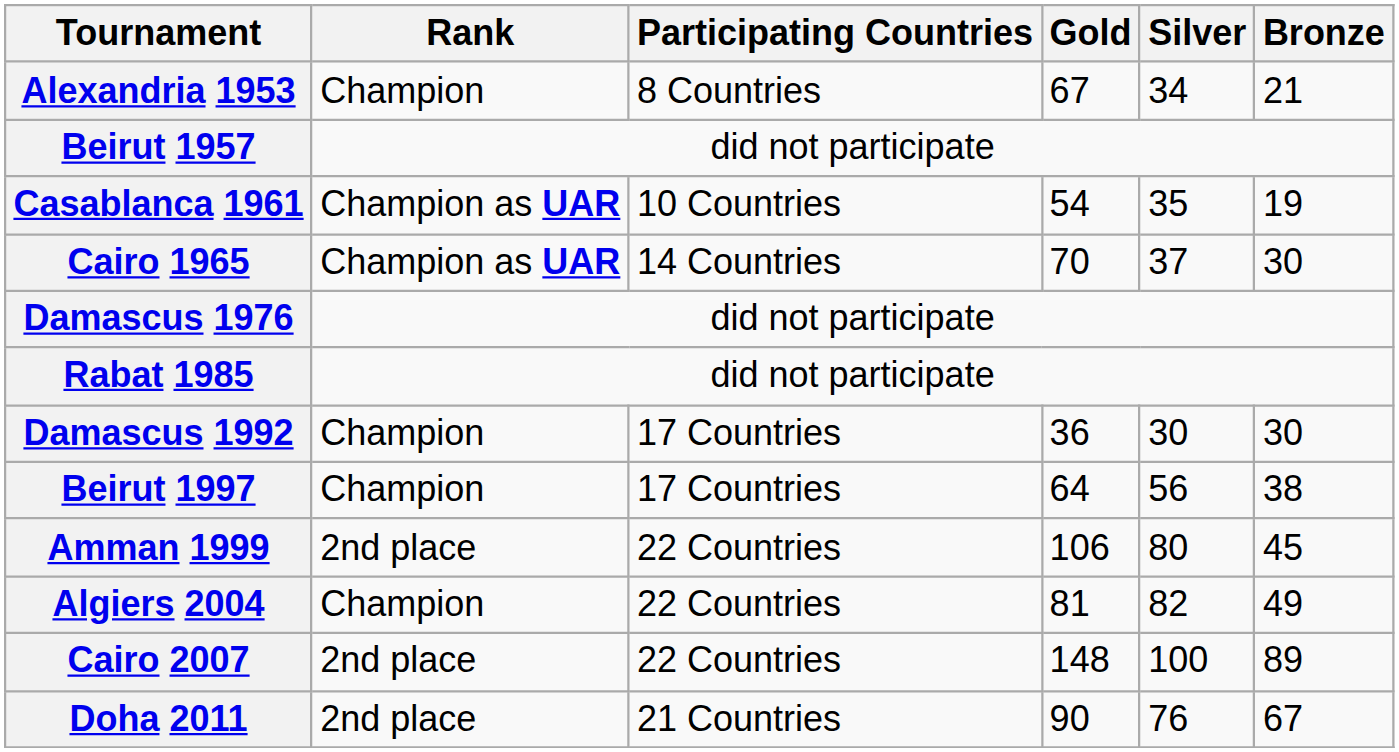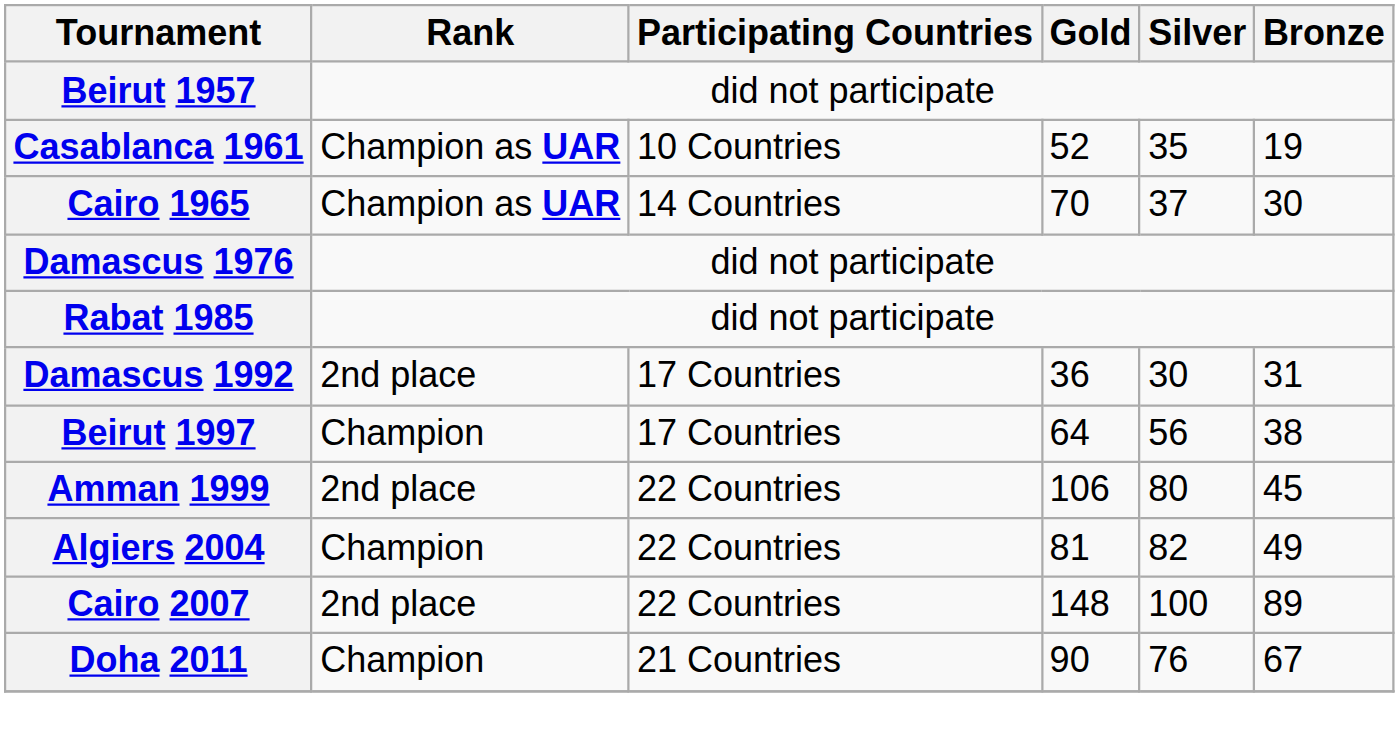- row: (159, 90)
(1070, 204) 54 -> (1070, 147) 52
(402, 432) Champion -> (398, 375) 2nd place
(1283, 432) 30 -> (1283, 375) 31
(398, 718) 2nd place -> (402, 661) Champion
